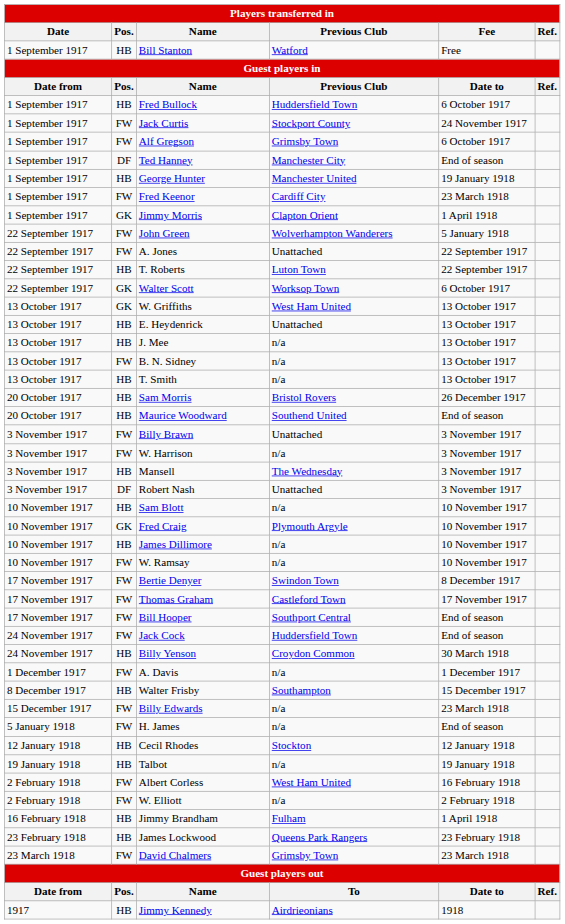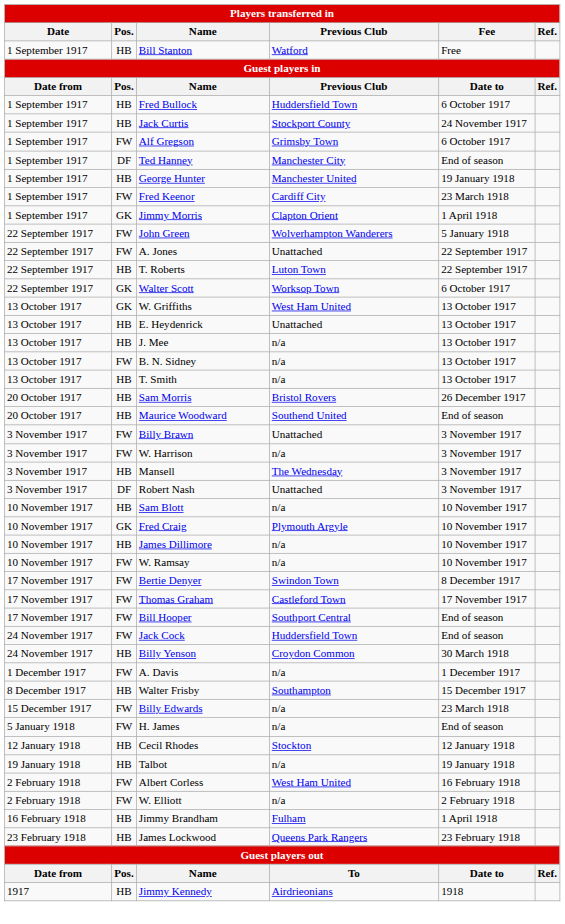(124, 123) FW -> (124, 123) HB
- row: (175, 855)
